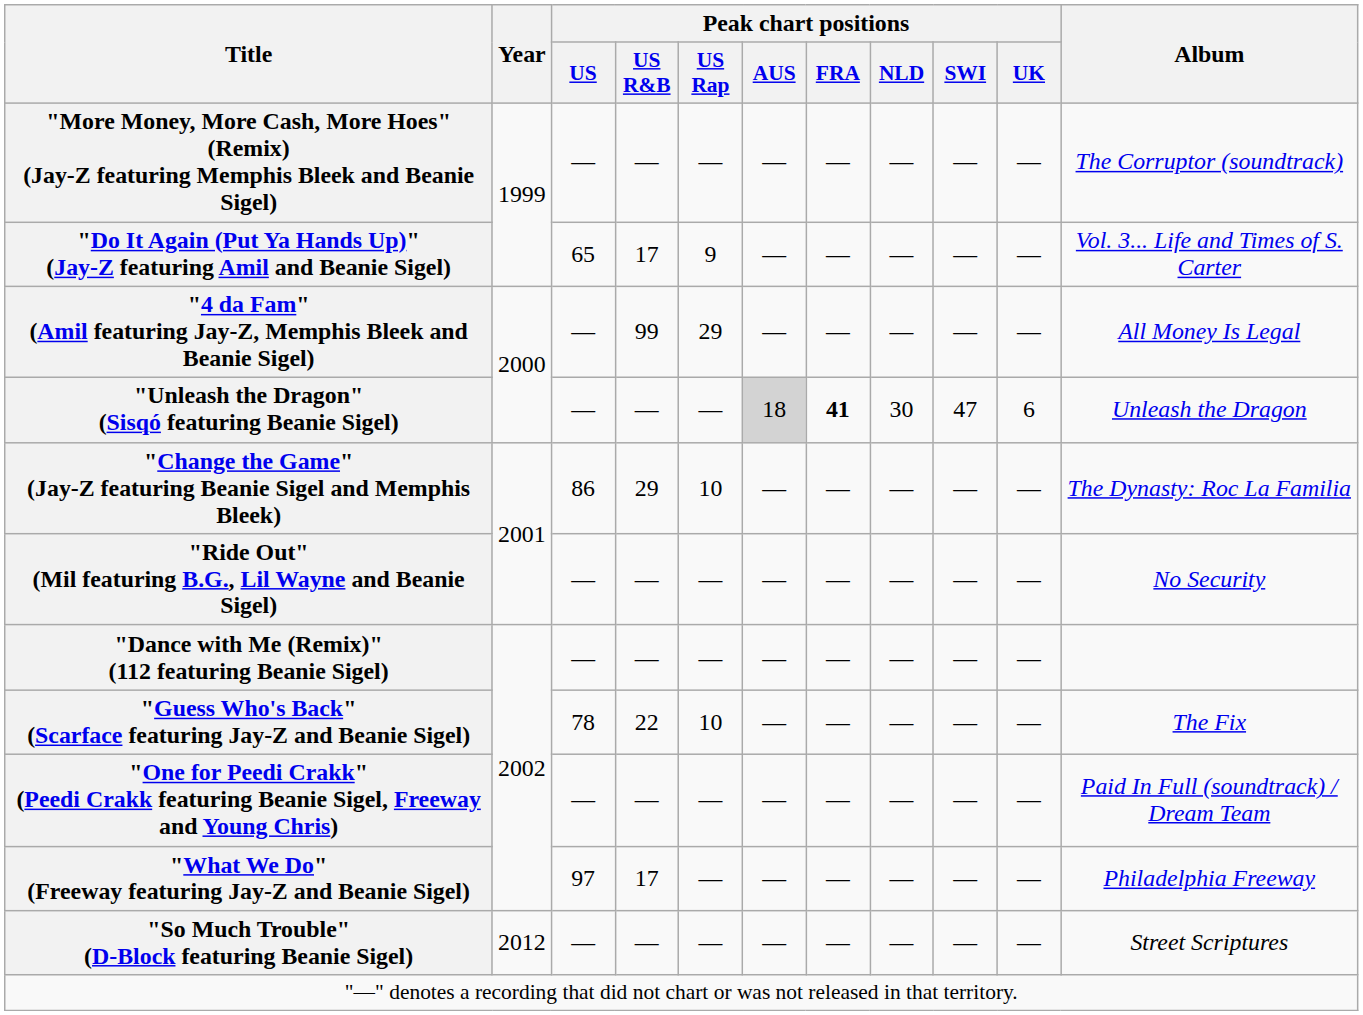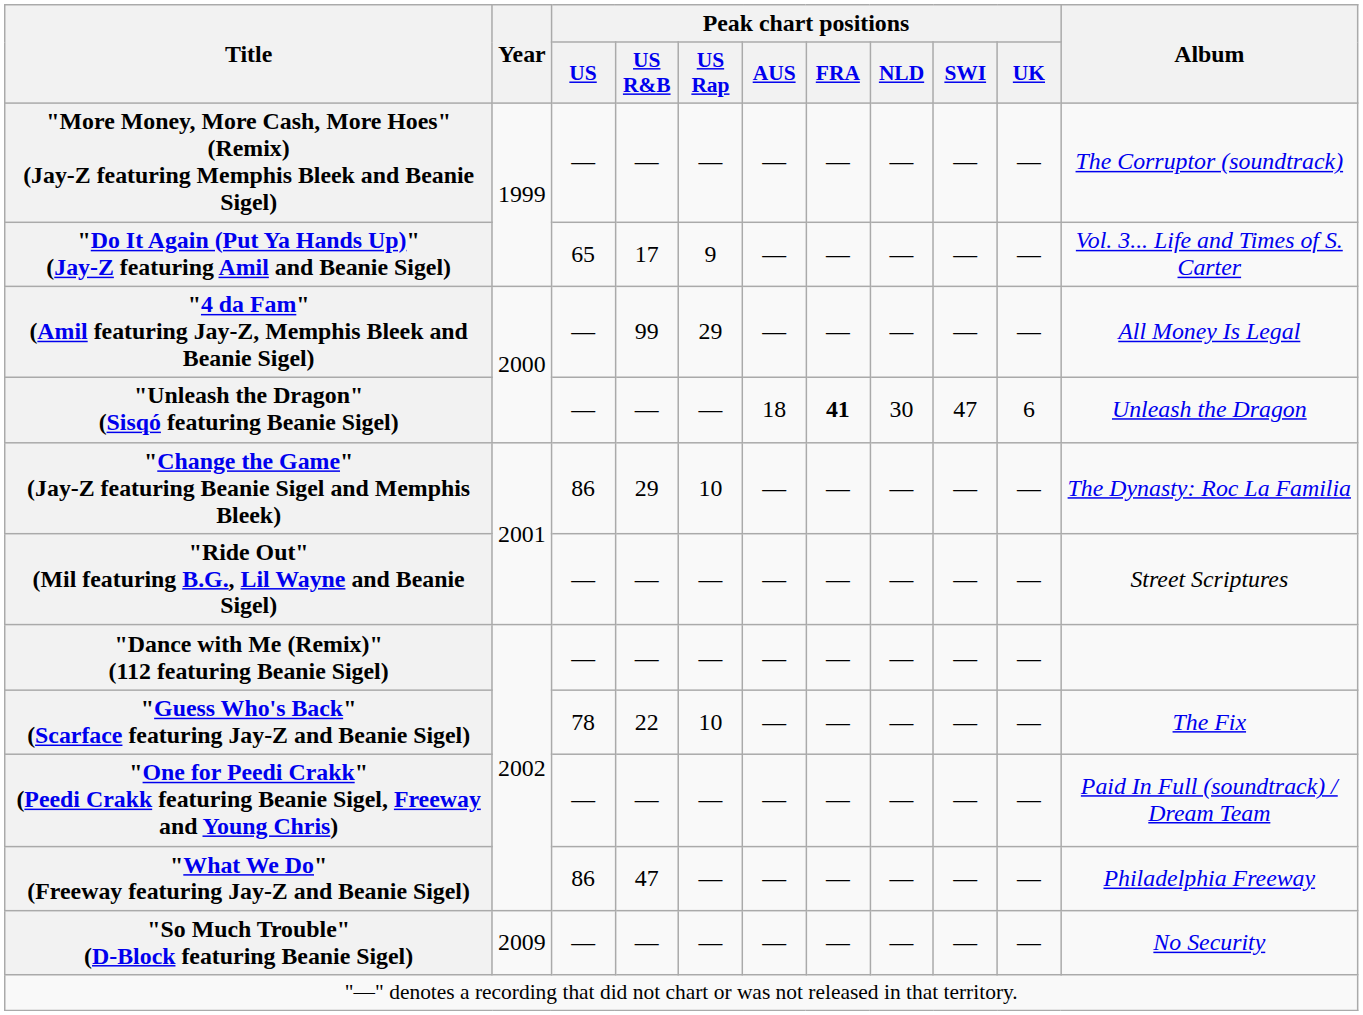(774, 409) lightgrey background -> (774, 409) no background
(1209, 579) No Security -> (1209, 579) Street Scriptures
(583, 877) 97 -> (583, 877) 86
(647, 877) 17 -> (647, 877) 47
(522, 942) 2012 -> (522, 942) 2009
(1209, 942) Street Scriptures -> (1209, 942) No Security
